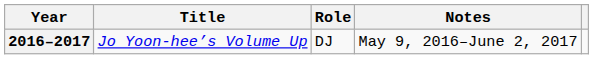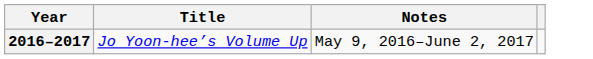- column: (333, 17)
